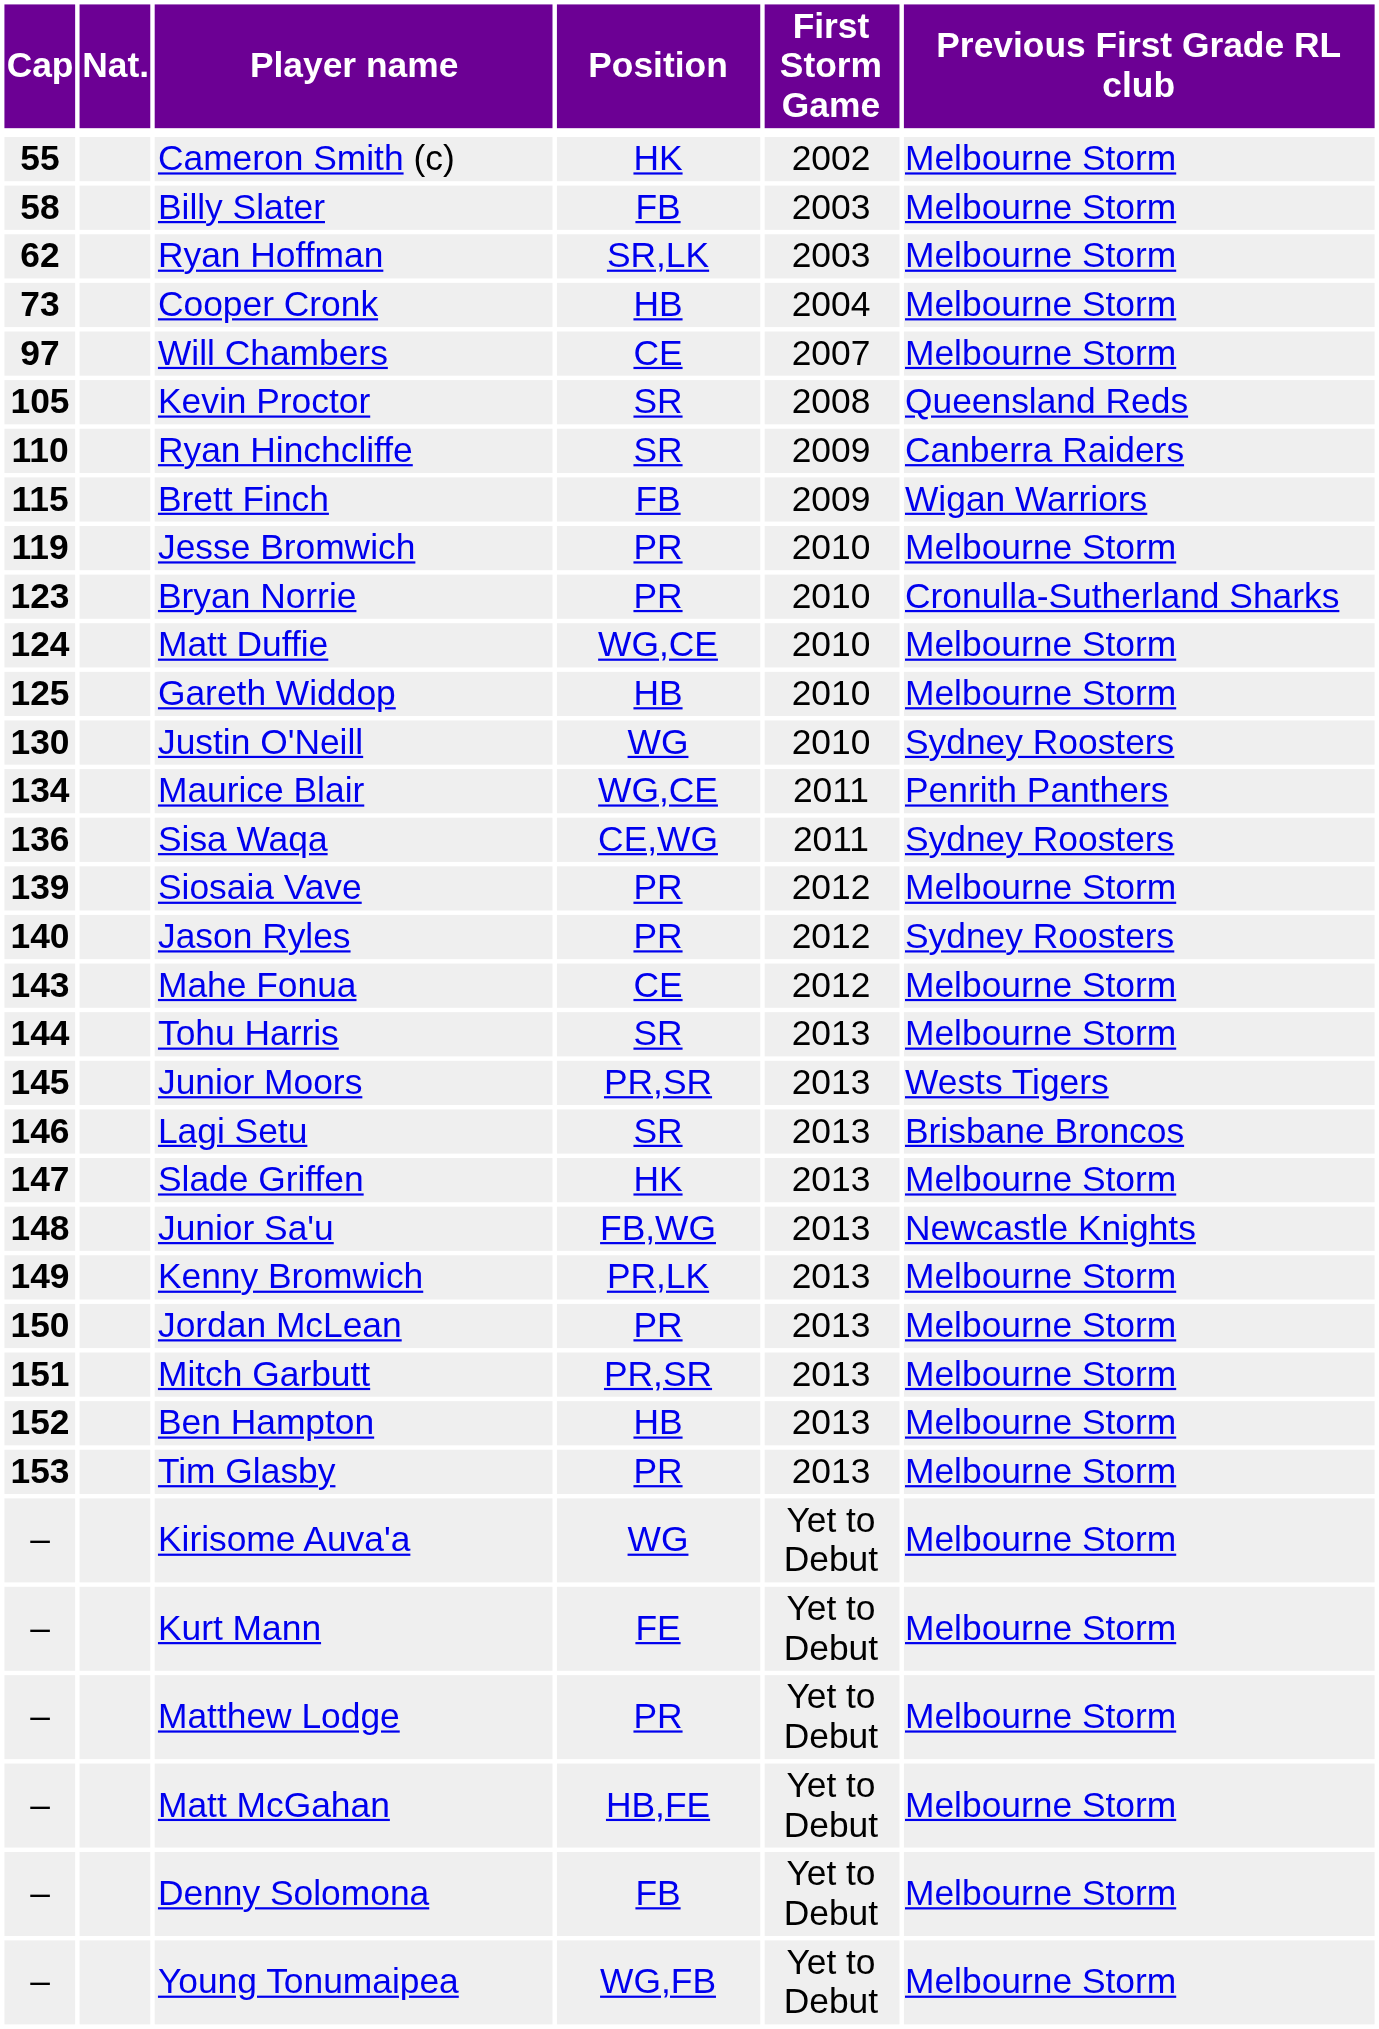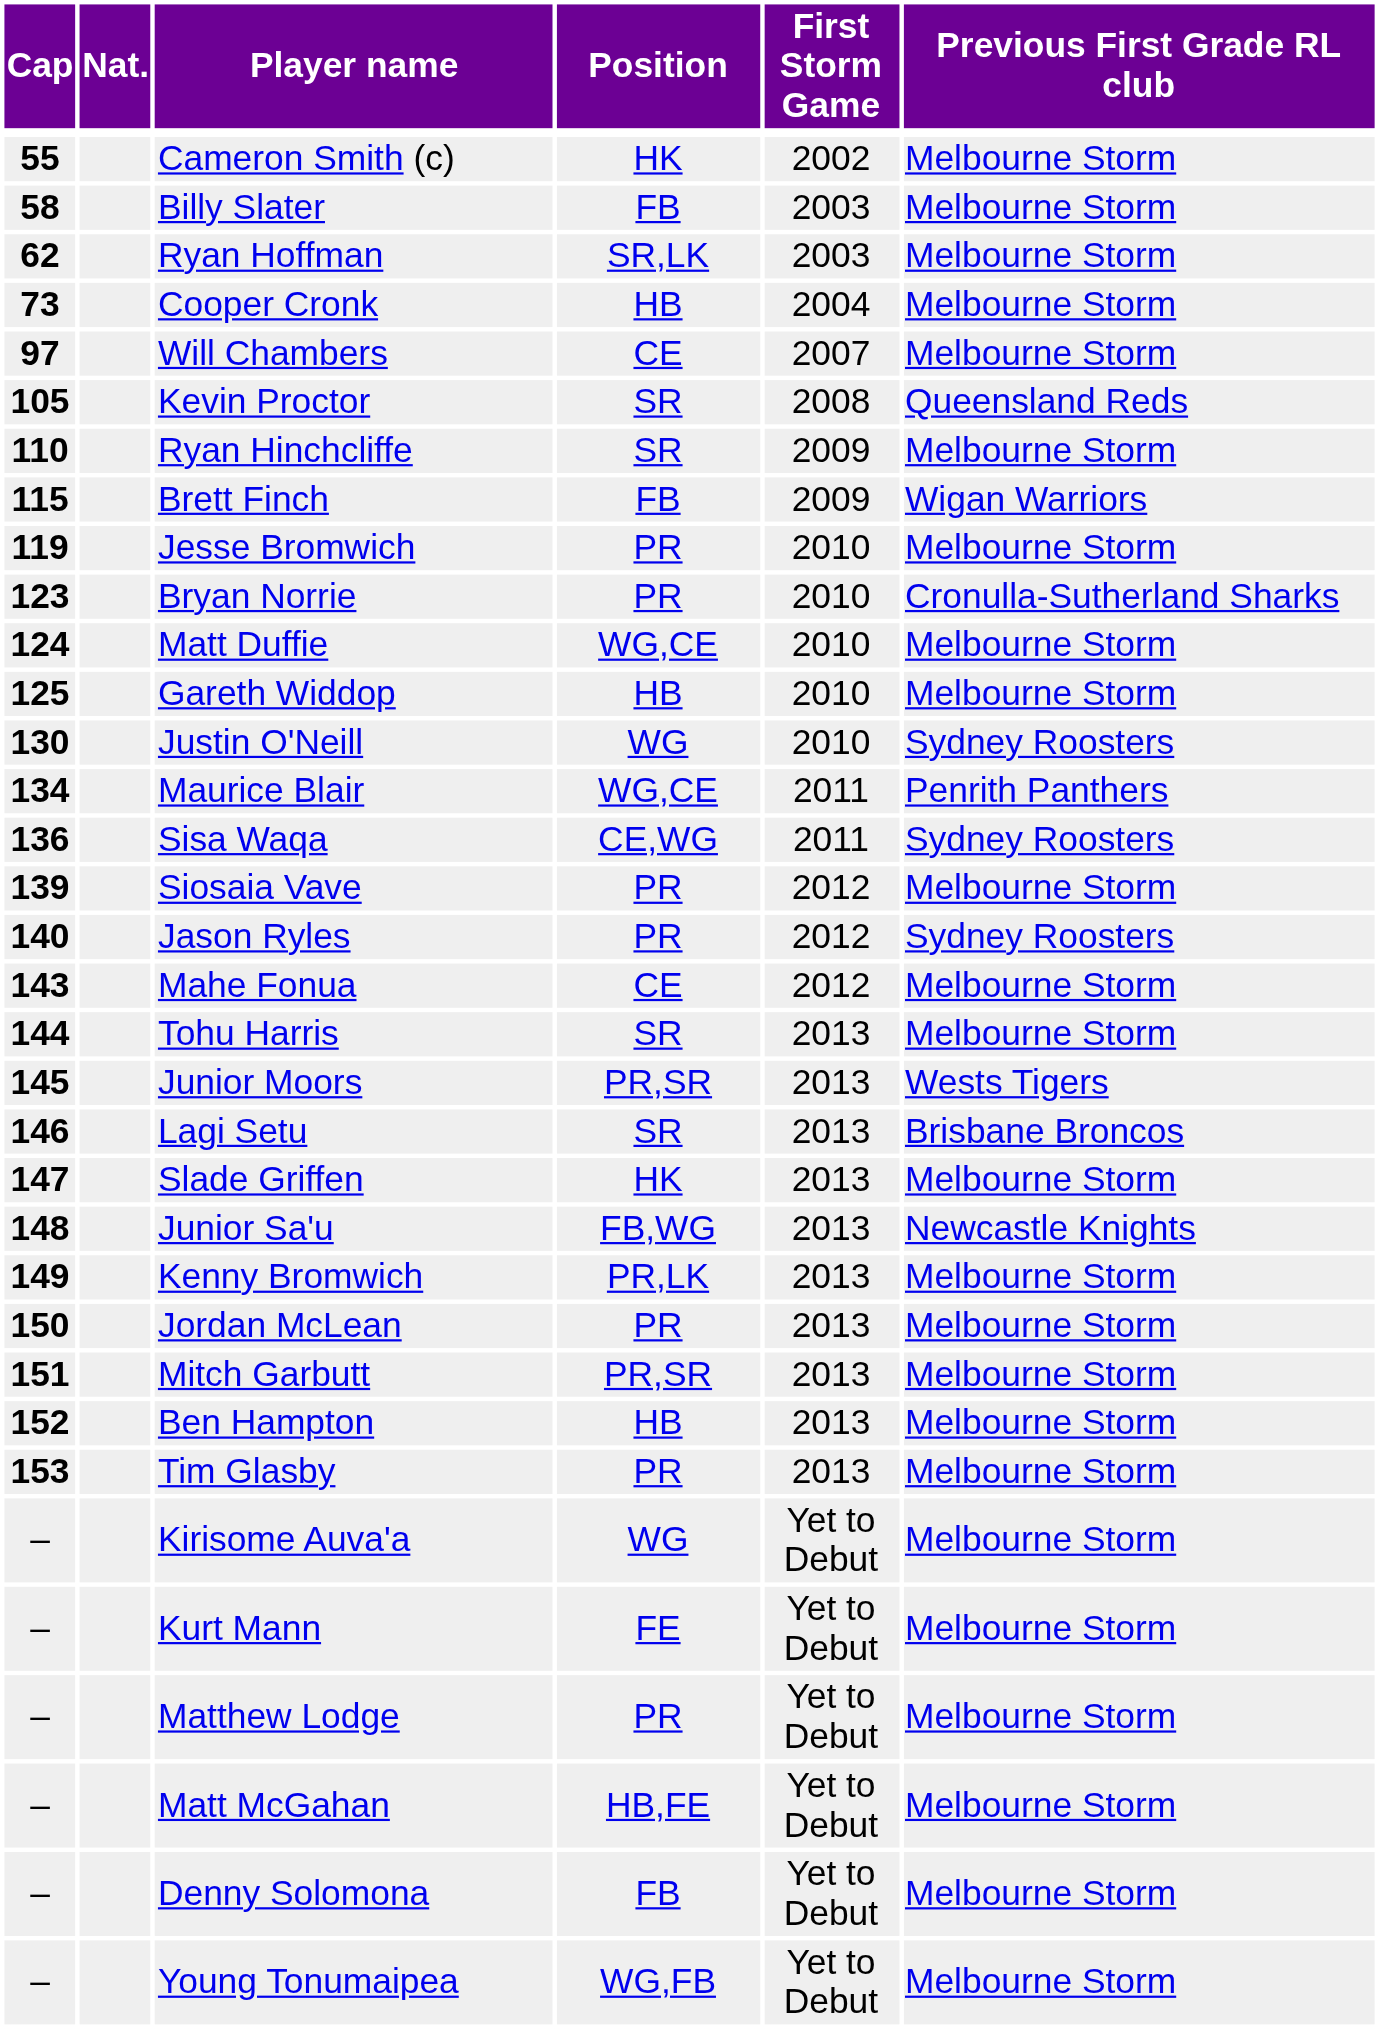(1045, 450) Canberra Raiders -> (1041, 450) Melbourne Storm
